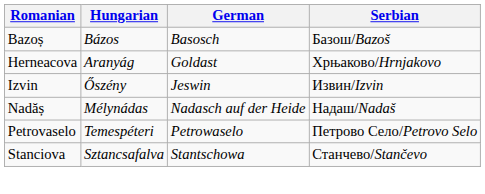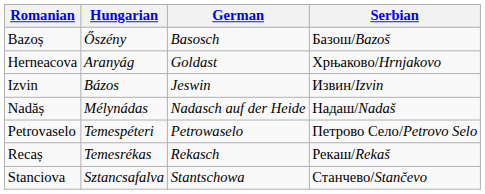(101, 39) Bázos -> (105, 39) Őszény
(105, 85) Őszény -> (101, 85) Bázos
+ row: (25, 154)
